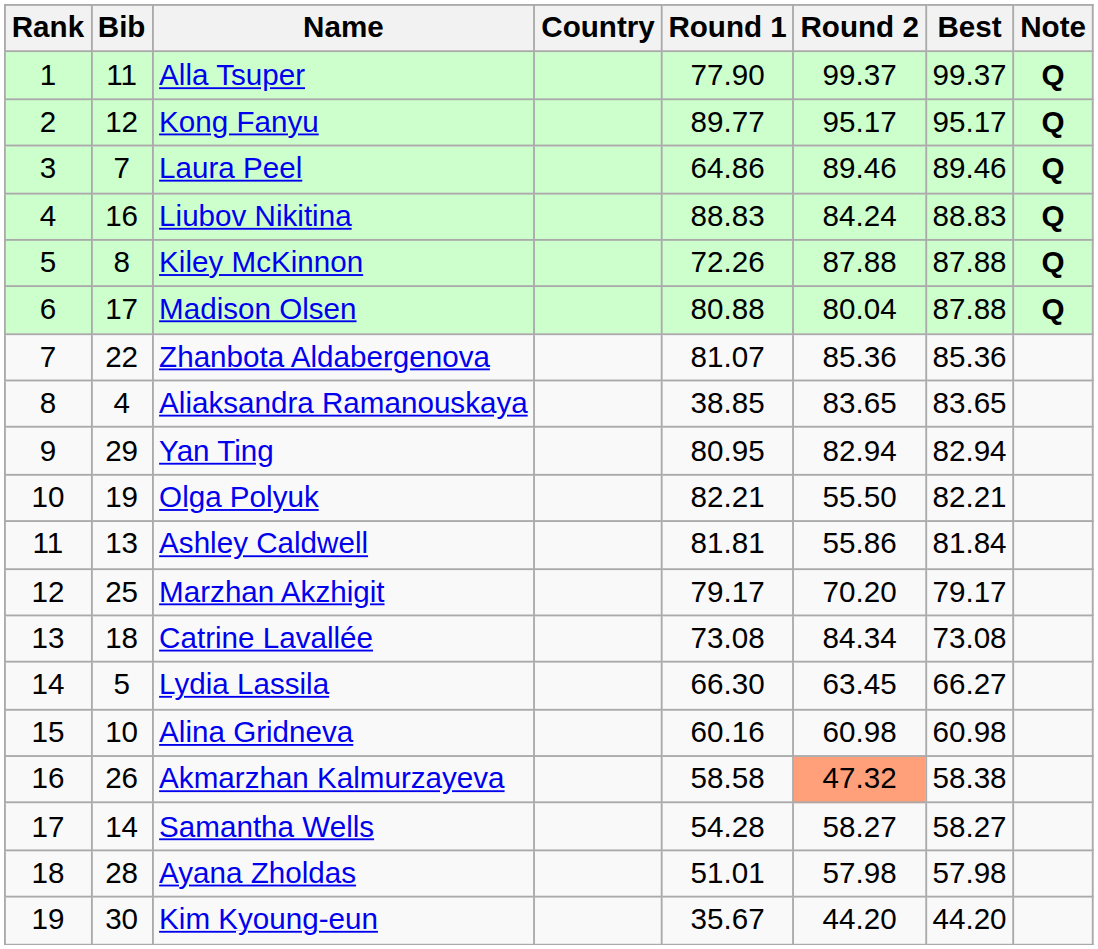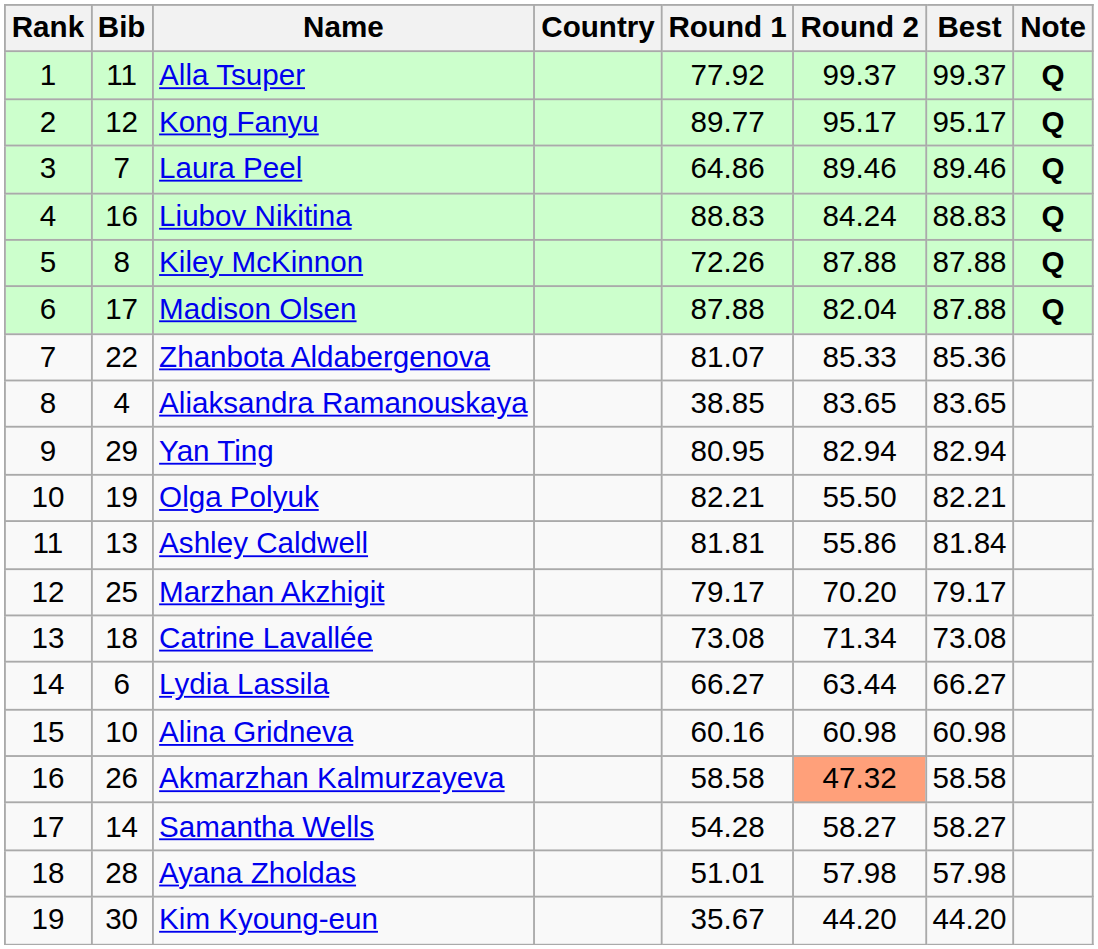(728, 74) 77.90 -> (728, 74) 77.92
(728, 309) 80.88 -> (728, 309) 87.88
(860, 309) 80.04 -> (860, 309) 82.04
(860, 356) 85.36 -> (860, 356) 85.33
(860, 638) 84.34 -> (860, 638) 71.34
(122, 685) 5 -> (122, 685) 6
(728, 685) 66.30 -> (728, 685) 66.27
(860, 685) 63.45 -> (860, 685) 63.44
(970, 779) 58.38 -> (970, 779) 58.58
